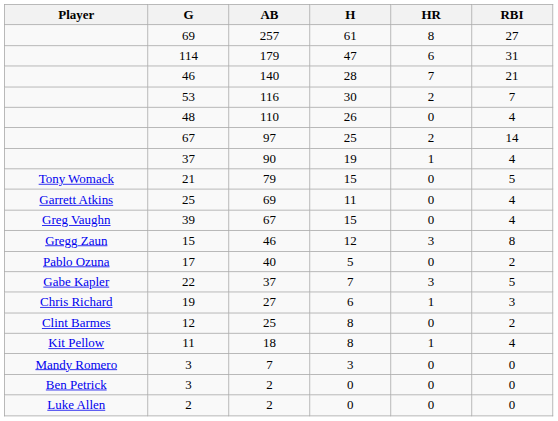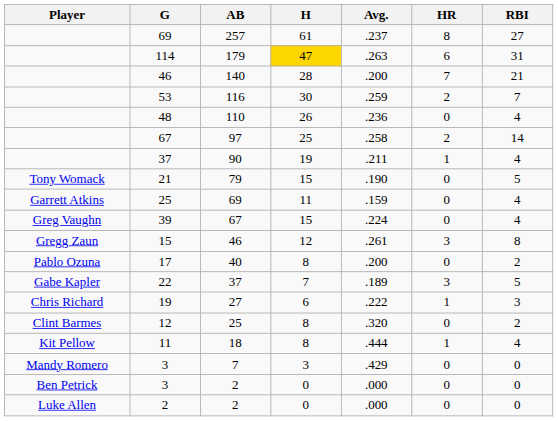+ column: (376, 14)
(350, 55) no background -> (306, 55) gold background
(350, 261) 5 -> (306, 261) 8
